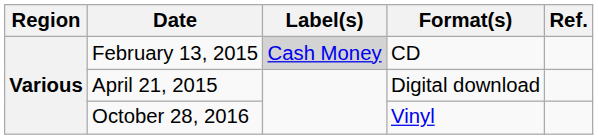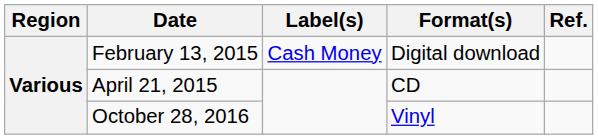(325, 52) lightgrey background -> (325, 52) no background
(406, 52) CD -> (466, 52) Digital download
(466, 85) Digital download -> (406, 85) CD
